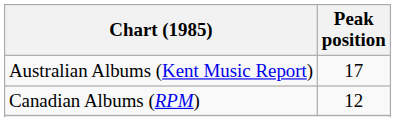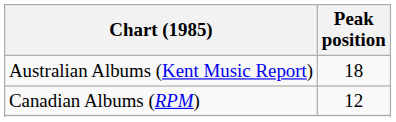(354, 70) 17 -> (354, 70) 18
